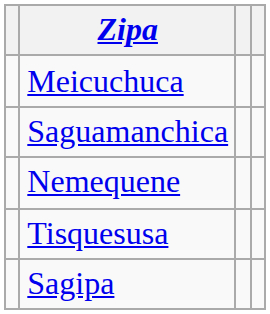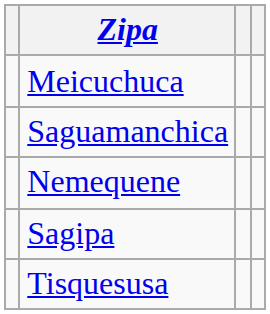rows swapped: (98, 232) <-> (71, 283)
